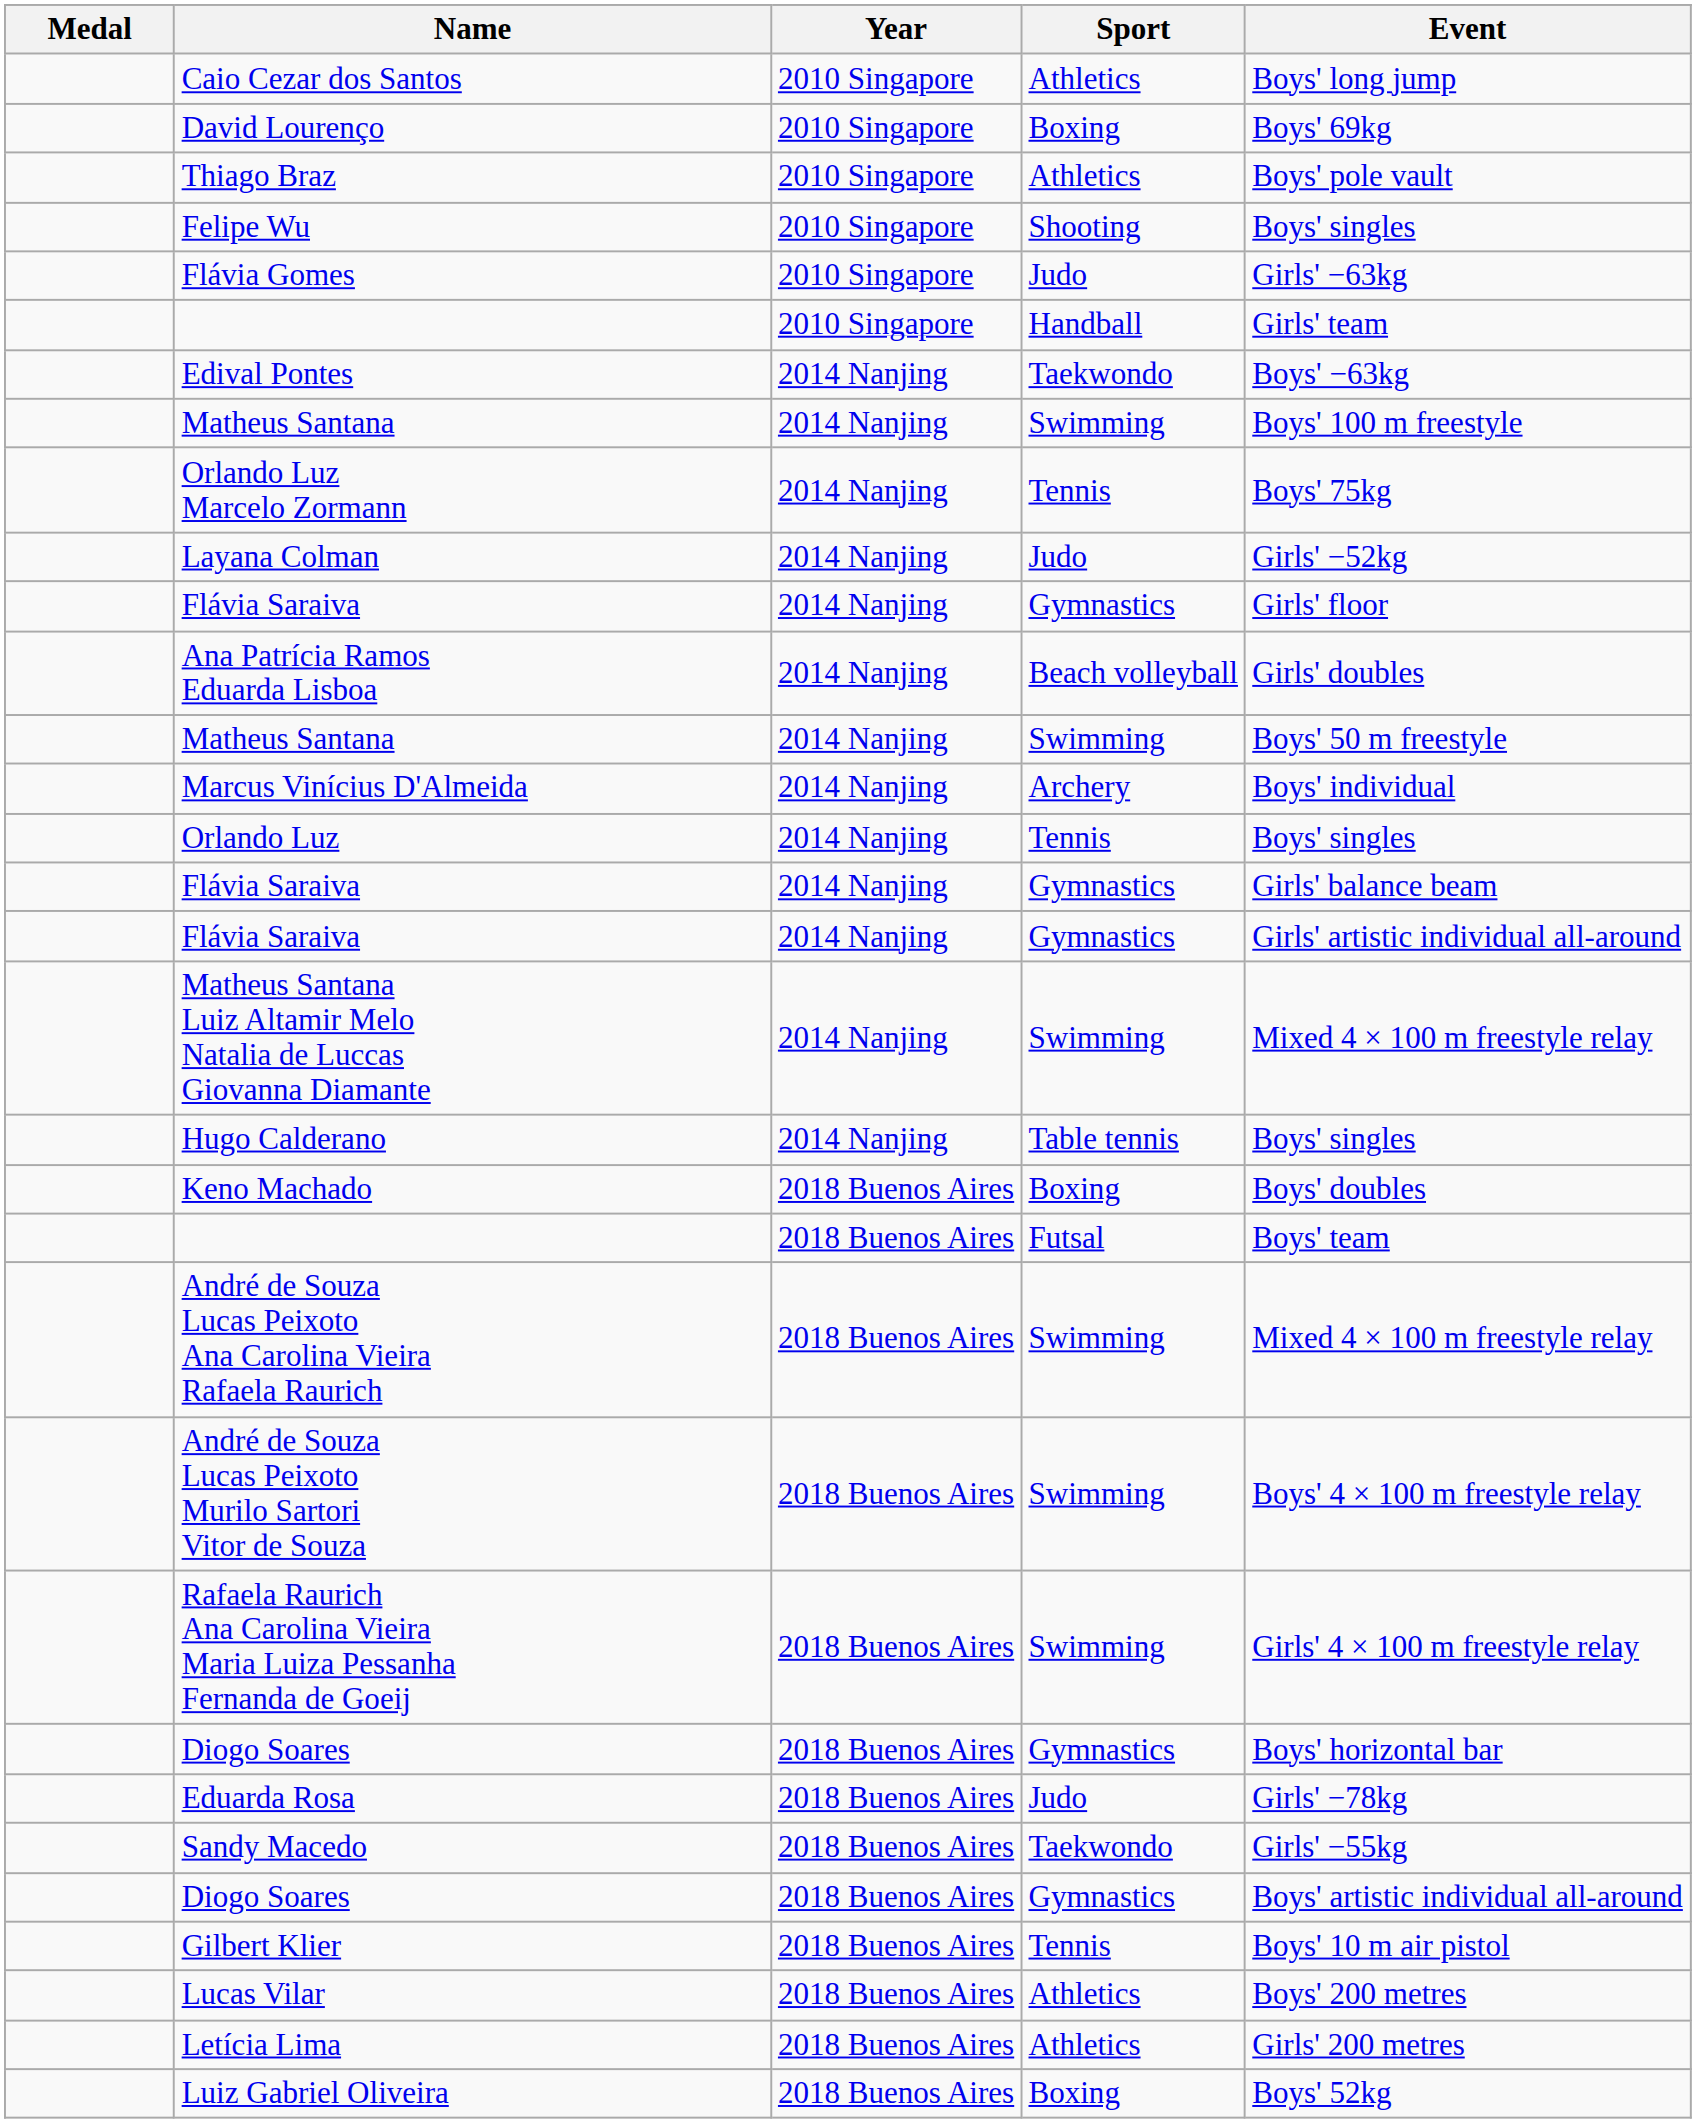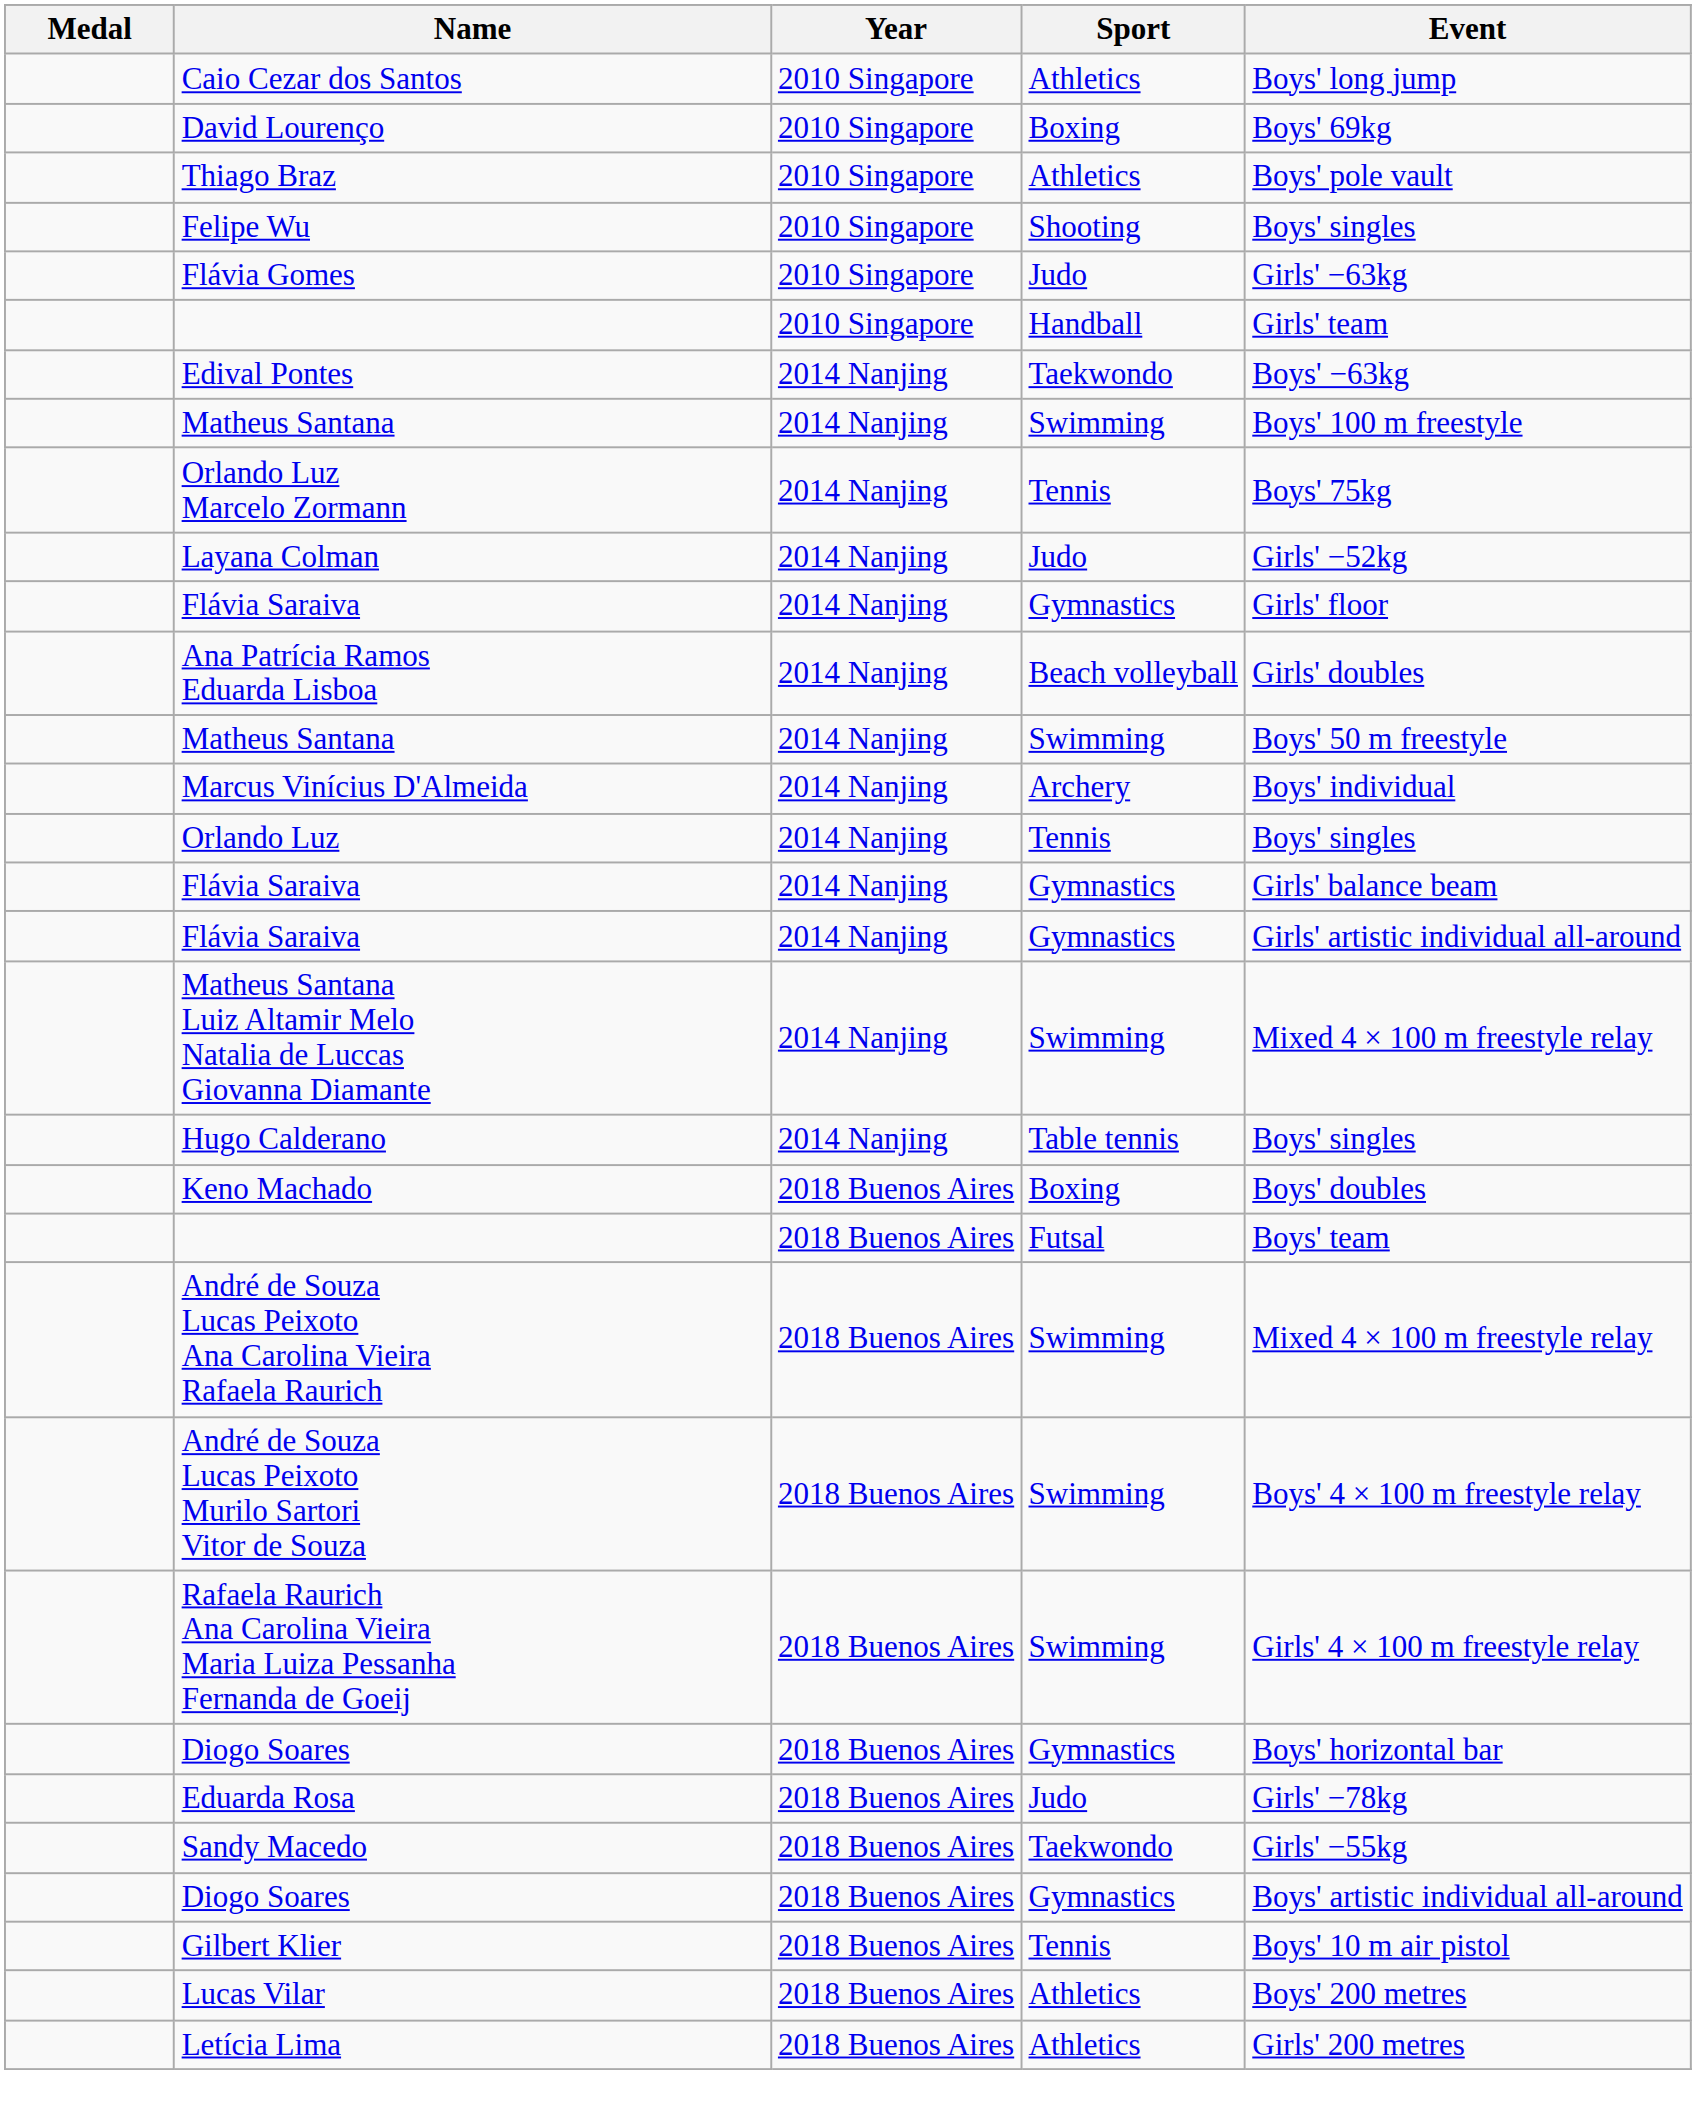- row: (315, 2093)
